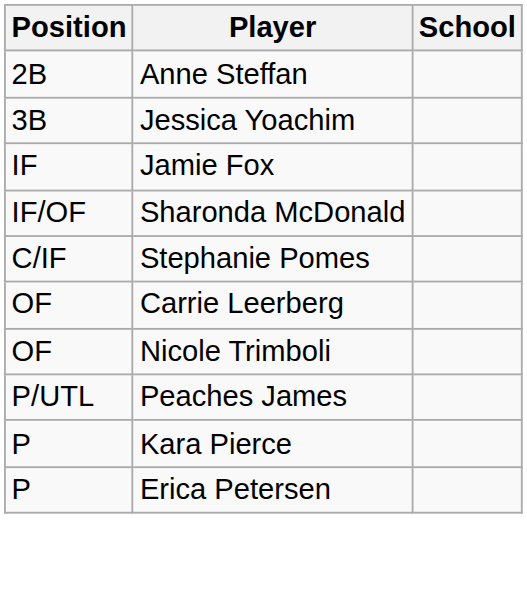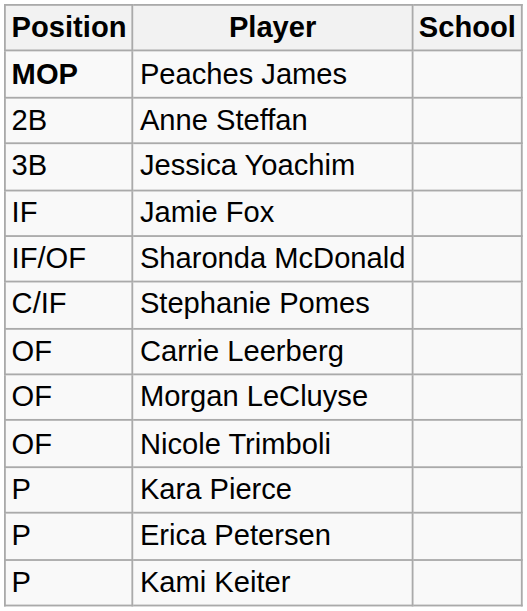+ row: (45, 73)
+ row: (32, 397)
- row: (53, 397)
+ row: (21, 581)
